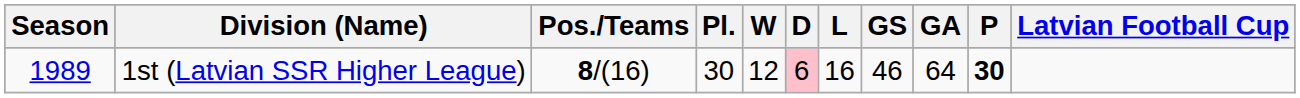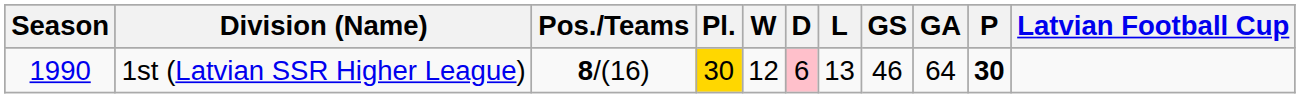(60, 69) 1989 -> (60, 69) 1990
(719, 69) no background -> (719, 69) gold background
(839, 69) 16 -> (839, 69) 13
